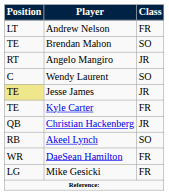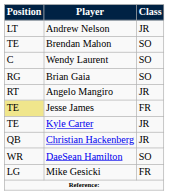(145, 28) FR -> (144, 28) JR
rows swapped: (77, 76) <-> (79, 60)
+ row: (68, 76)
(144, 92) JR -> (145, 108) FR
(145, 108) FR -> (144, 124) JR
- row: (72, 140)
(145, 156) FR -> (145, 156) SO
